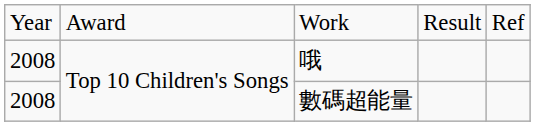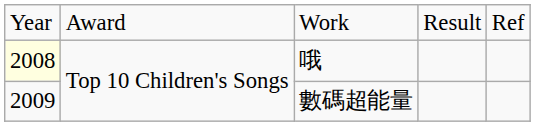(33, 60) no background -> (33, 60) lightyellow background
(33, 100) 2008 -> (33, 100) 2009
